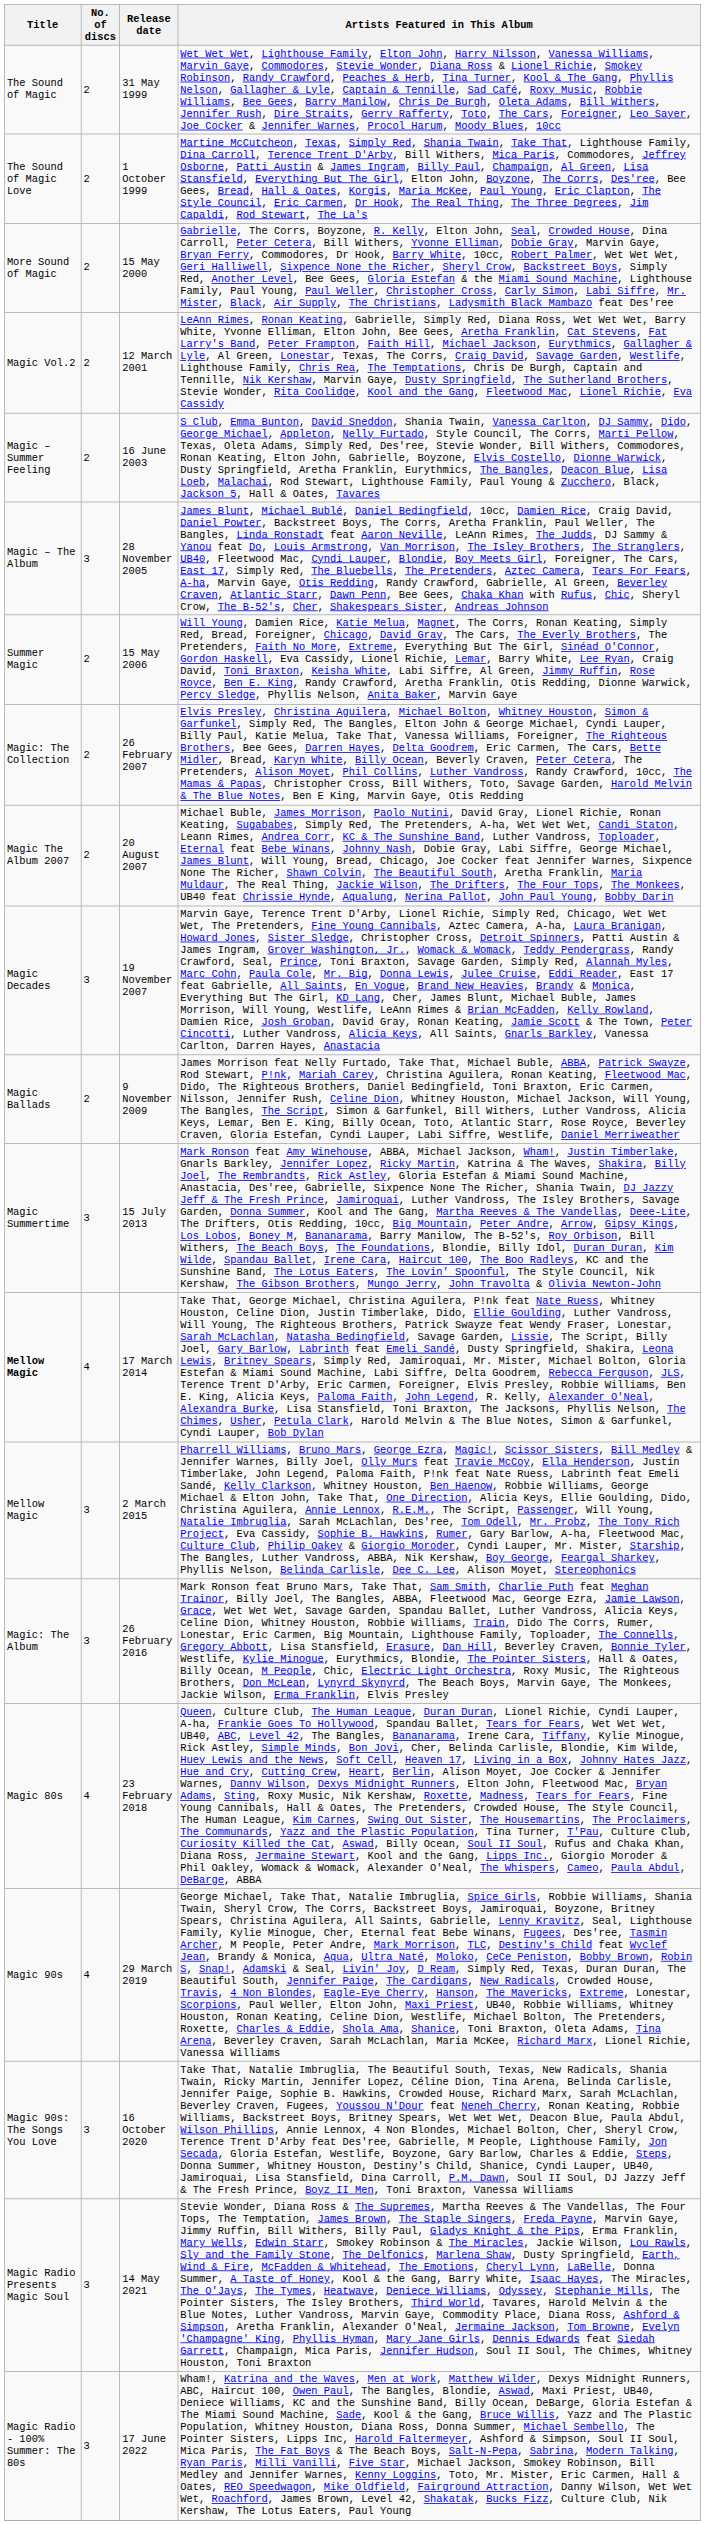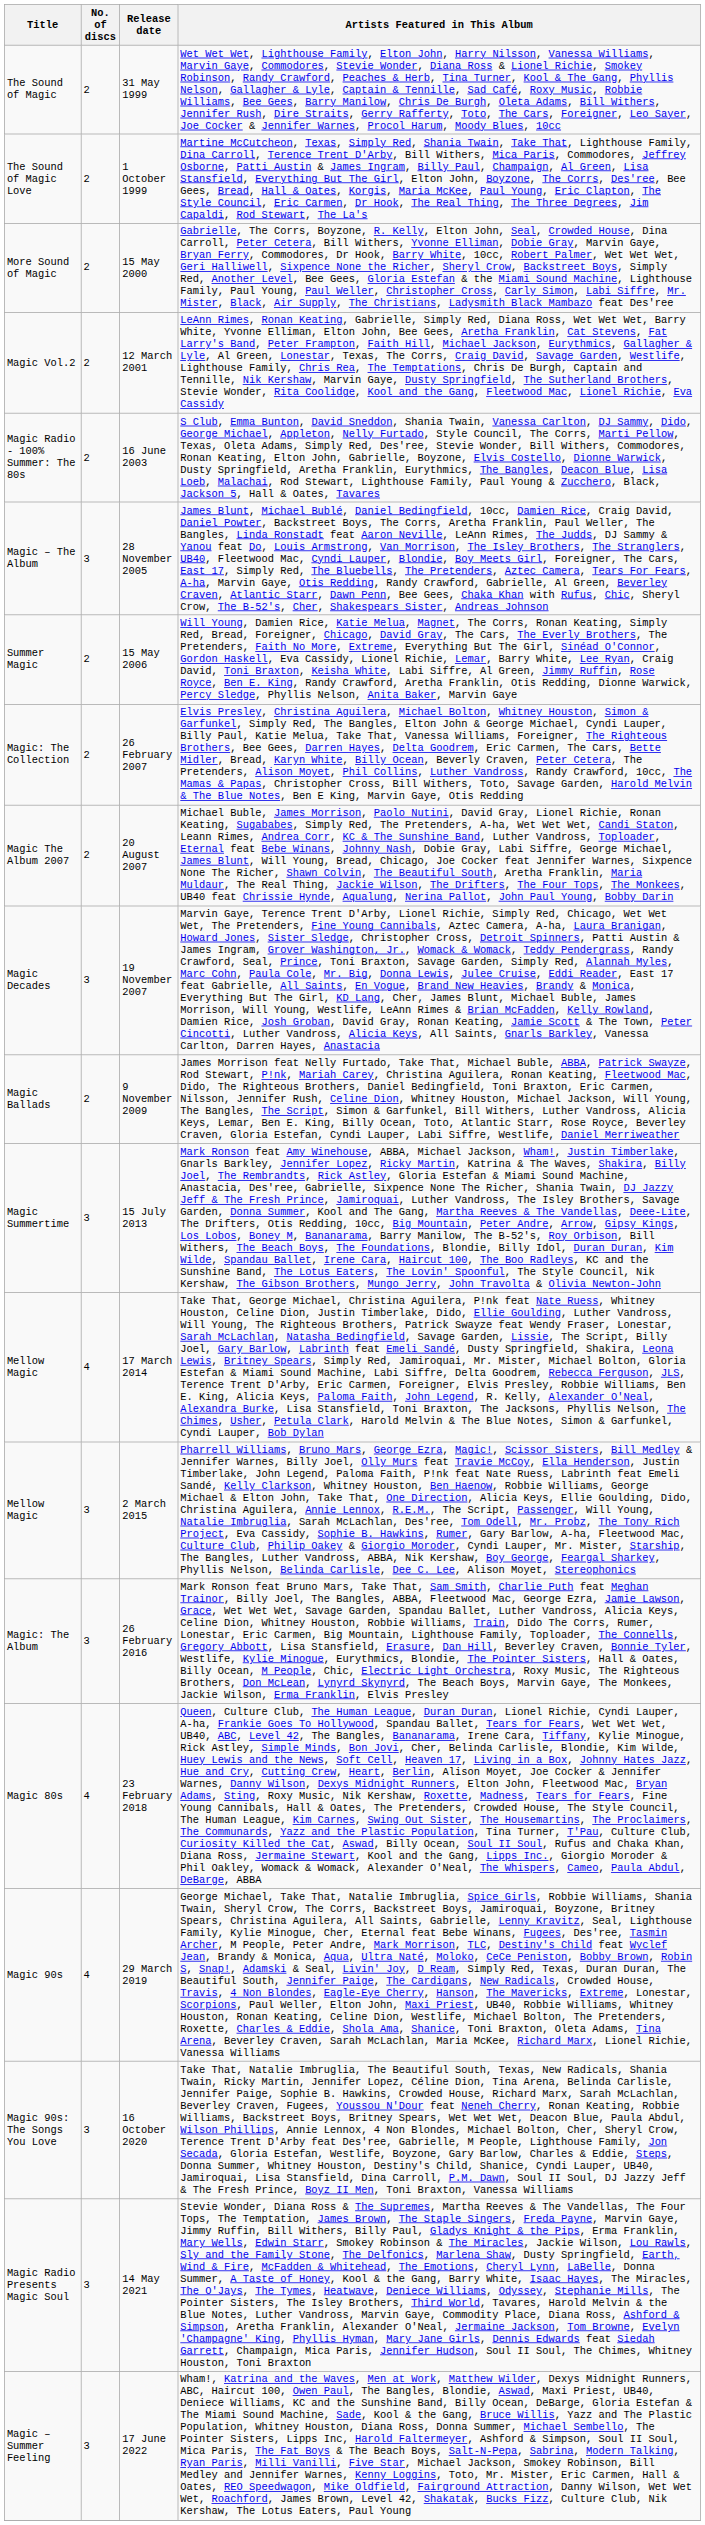(29, 458) Magic – Summer Feeling -> (41, 458) Magic Radio - 100% Summer: The 80s
(26, 1367) bold -> (26, 1367) normal
(41, 2446) Magic Radio - 100% Summer: The 80s -> (29, 2446) Magic – Summer Feeling
